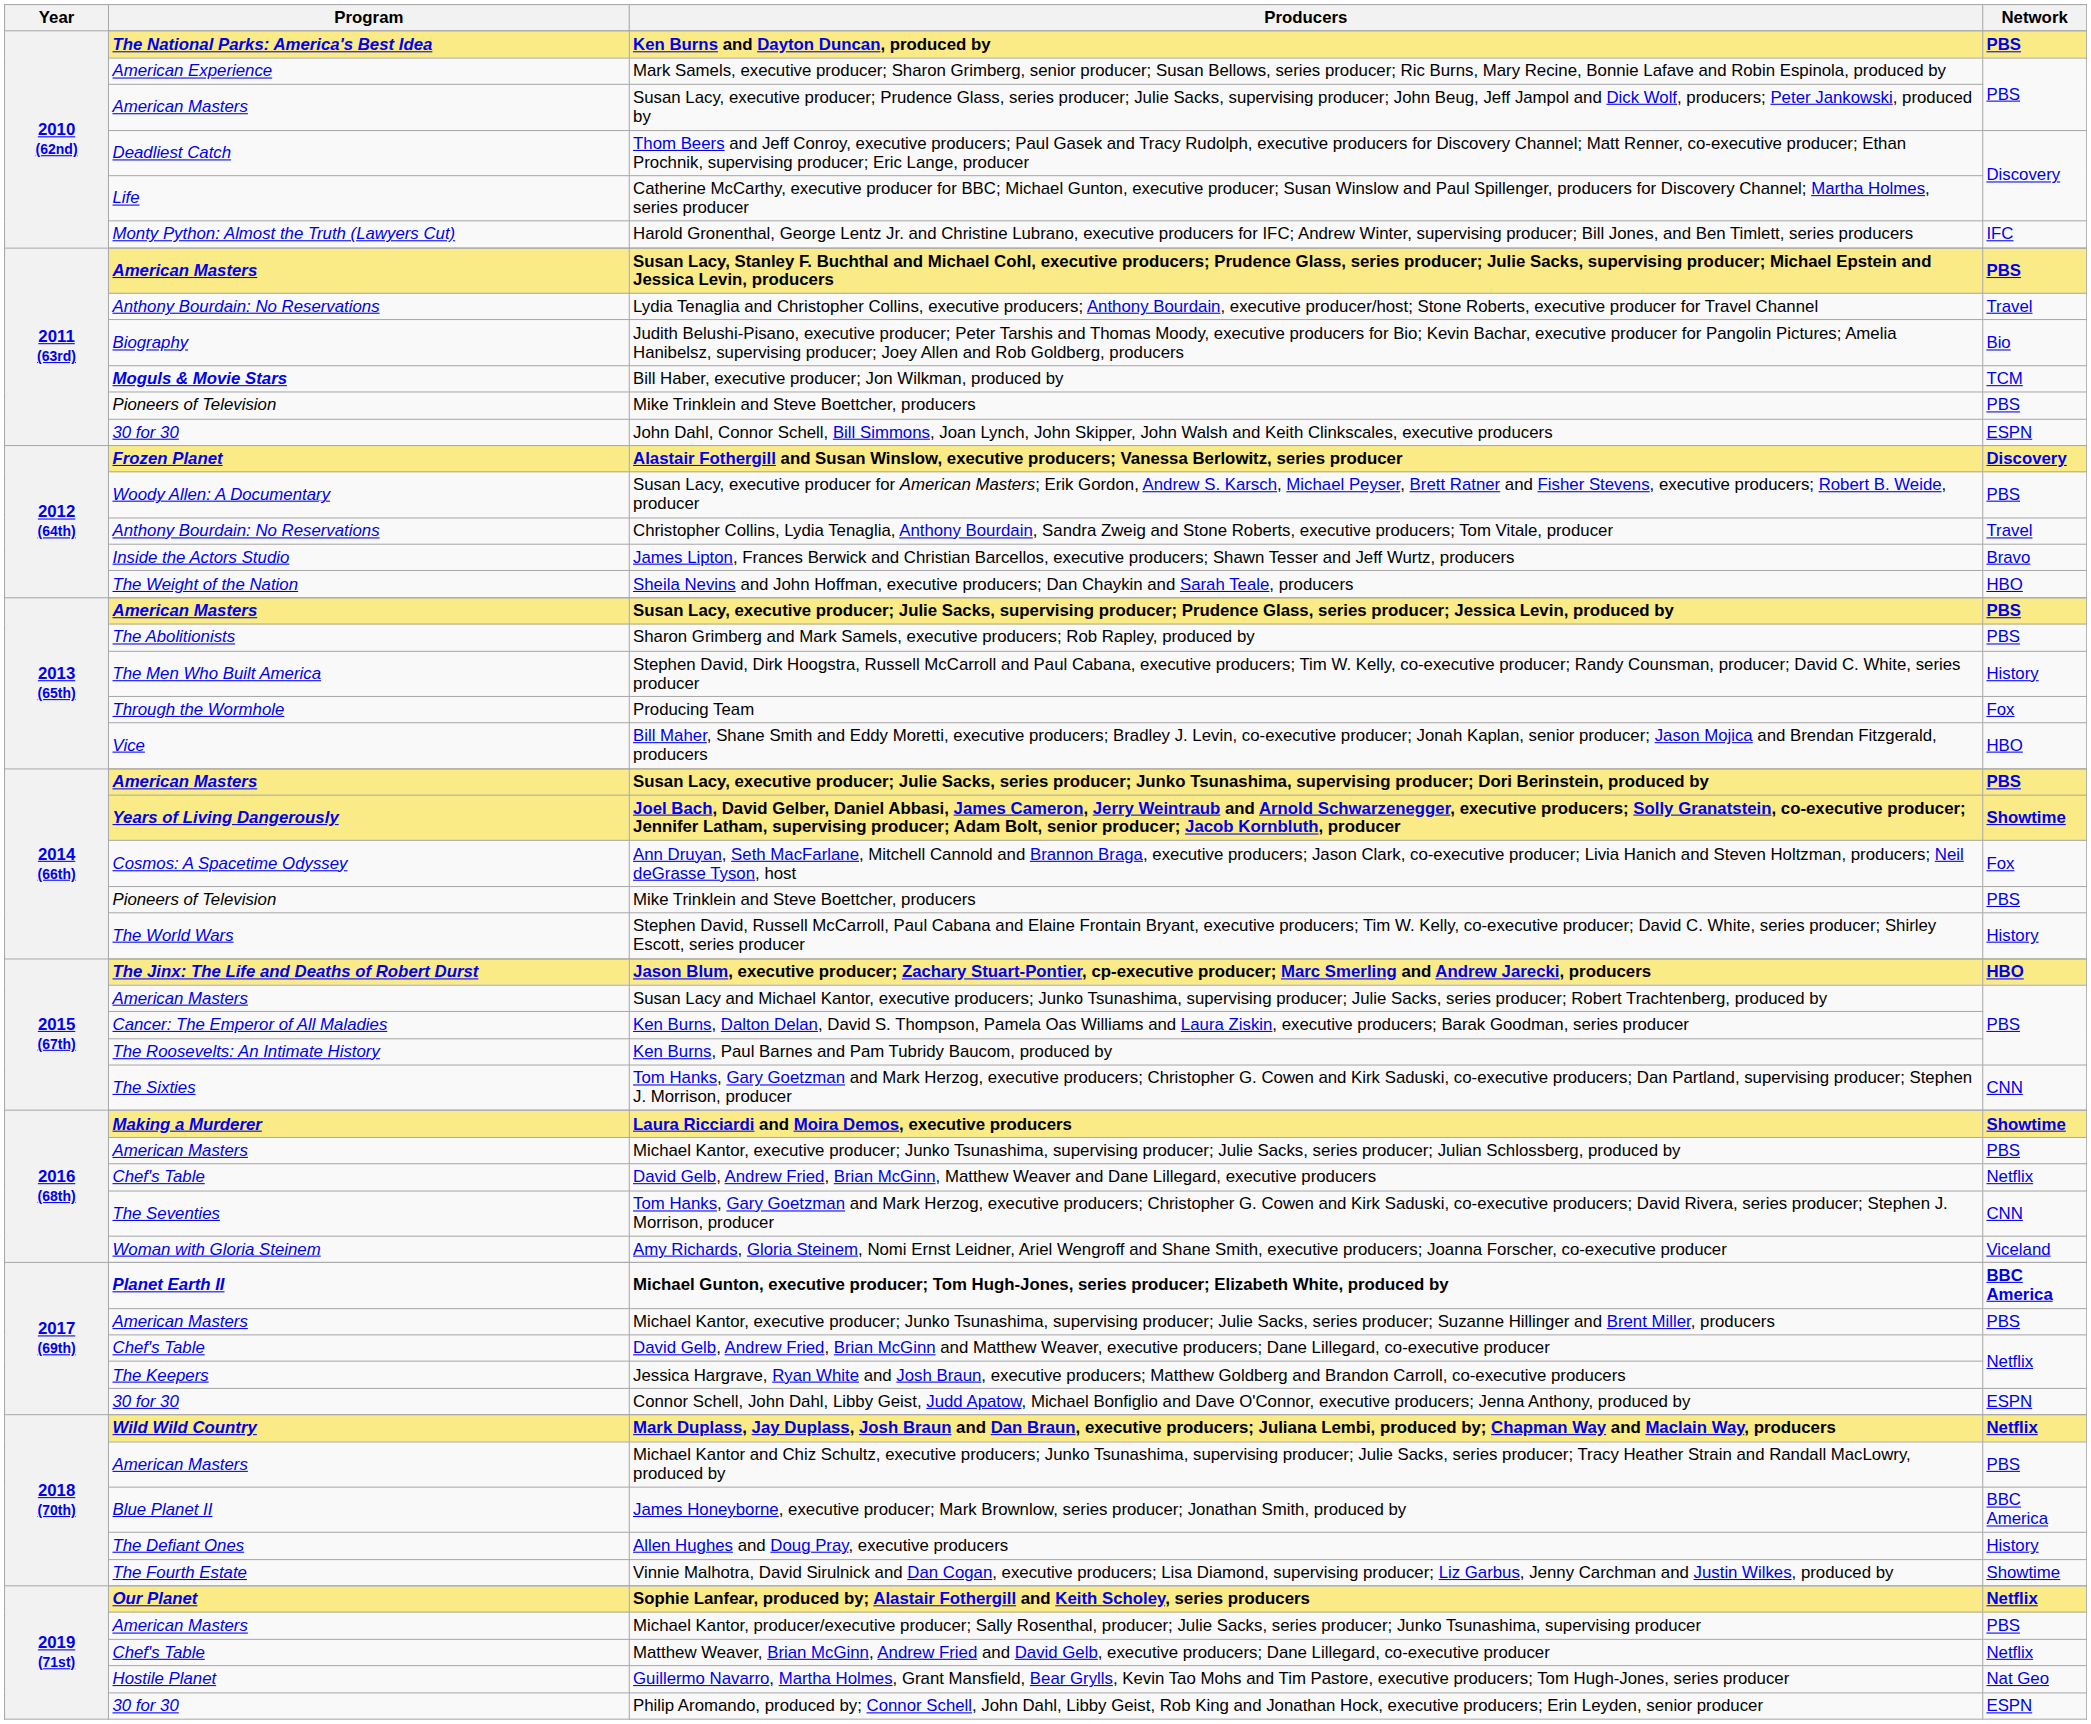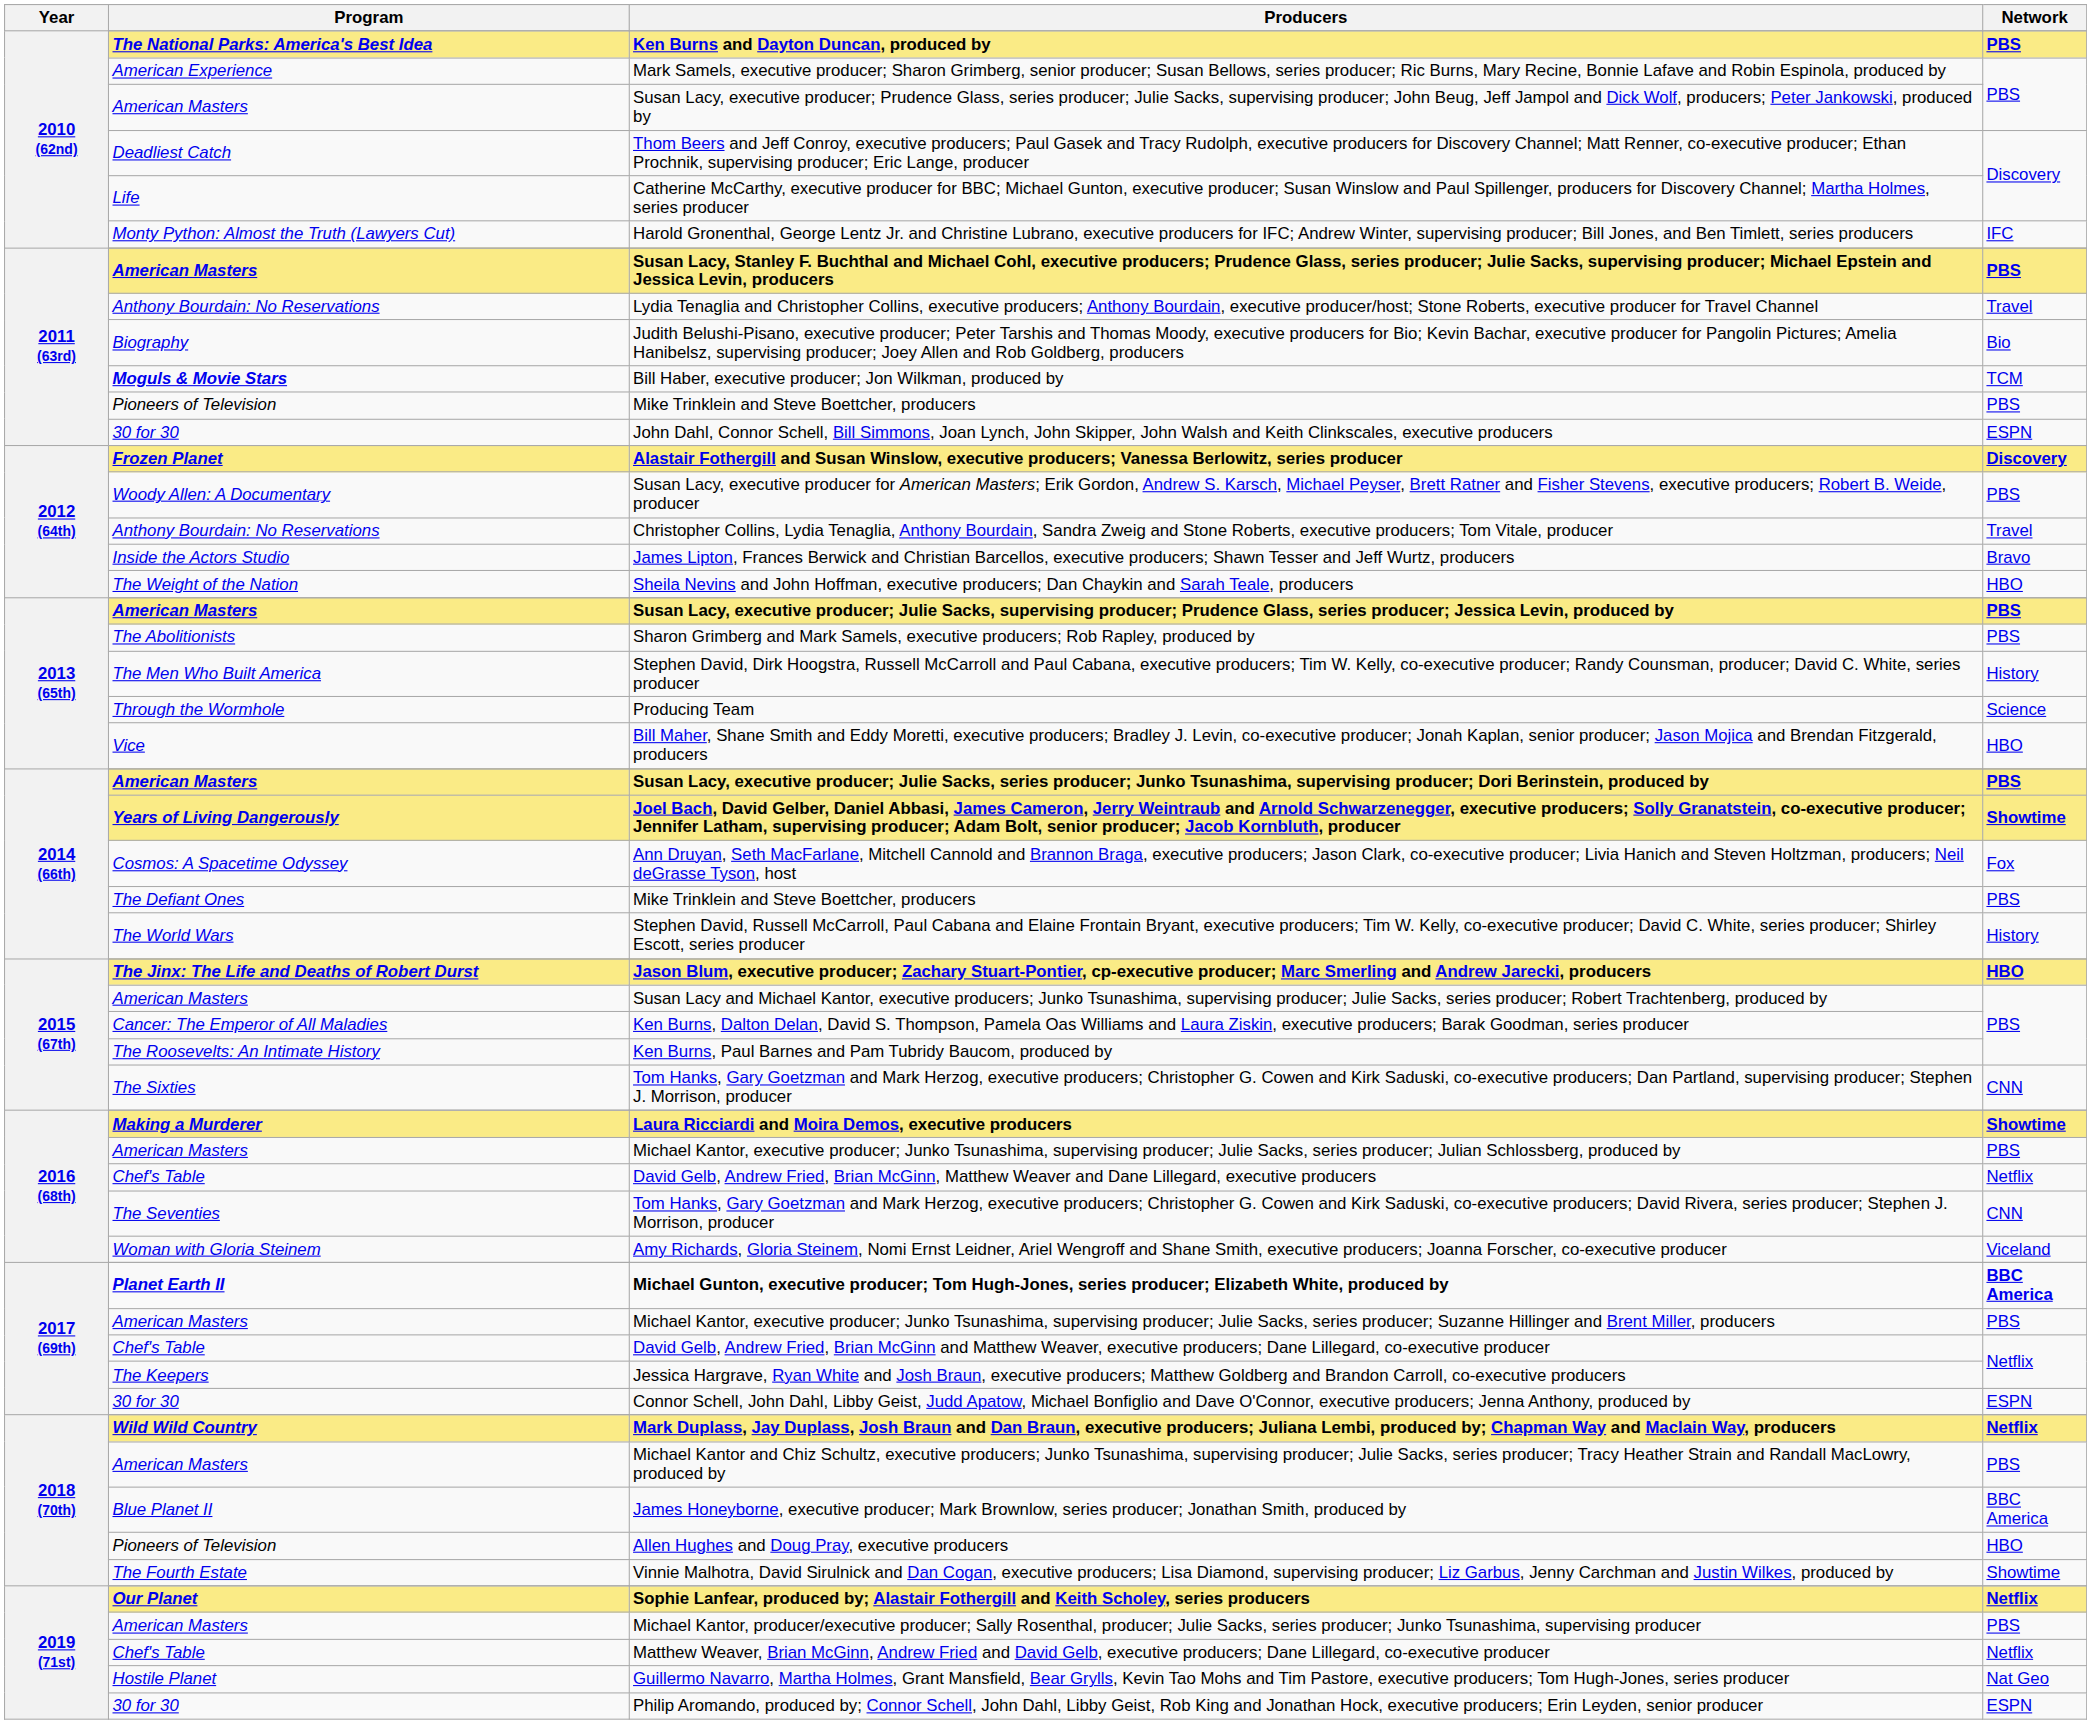(2000, 709) Fox -> (2016, 709) Science
(194, 899) Pioneers of Television -> (178, 899) The Defiant Ones
(178, 1545) The Defiant Ones -> (194, 1545) Pioneers of Television
(2013, 1545) History -> (2005, 1545) HBO
